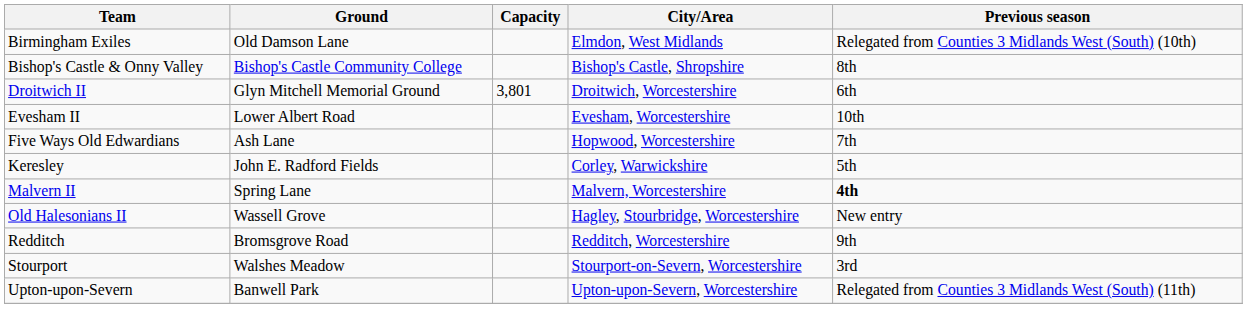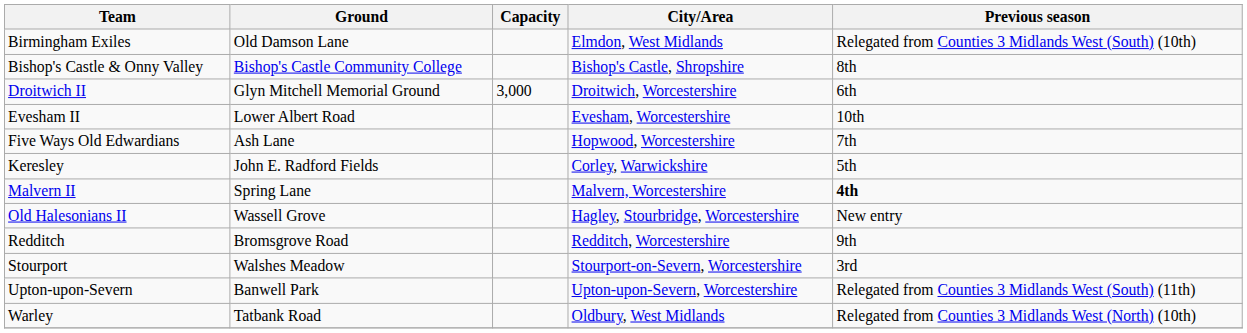(514, 91) 3,801 -> (514, 91) 3,000
+ row: (31, 315)
